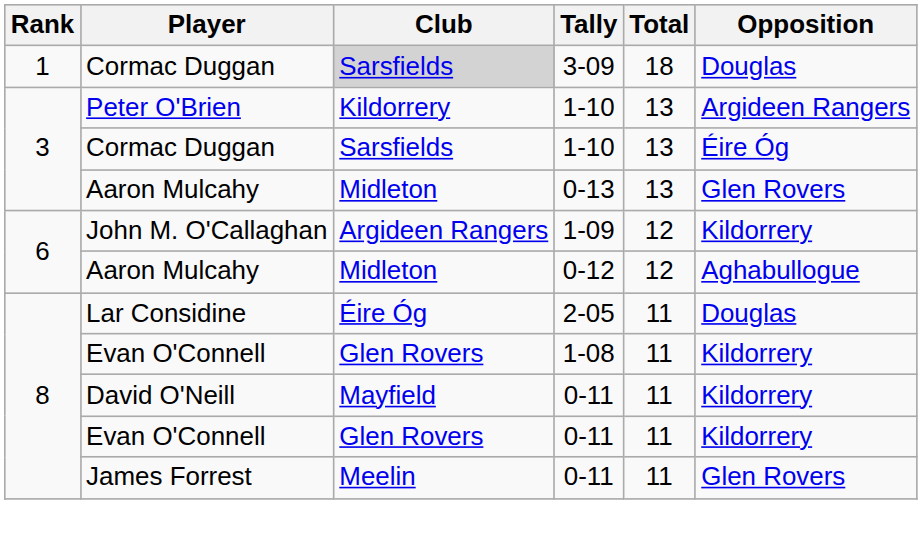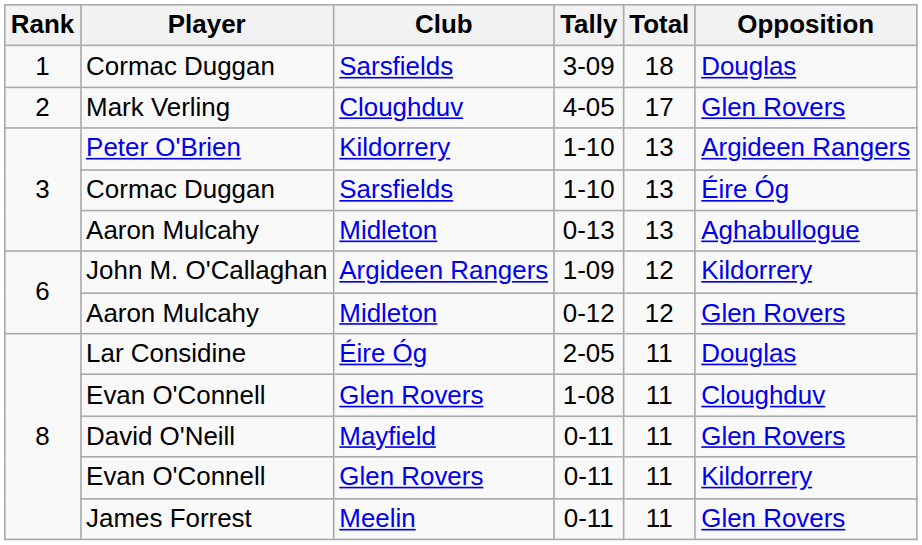(396, 66) lightgrey background -> (396, 66) no background
+ row: (158, 107)
(773, 189) Glen Rovers -> (781, 230) Aghabullogue
(781, 271) Aghabullogue -> (773, 312) Glen Rovers
(757, 353) Kildorrery -> (763, 395) Cloughduv
(757, 395) Kildorrery -> (773, 436) Glen Rovers
